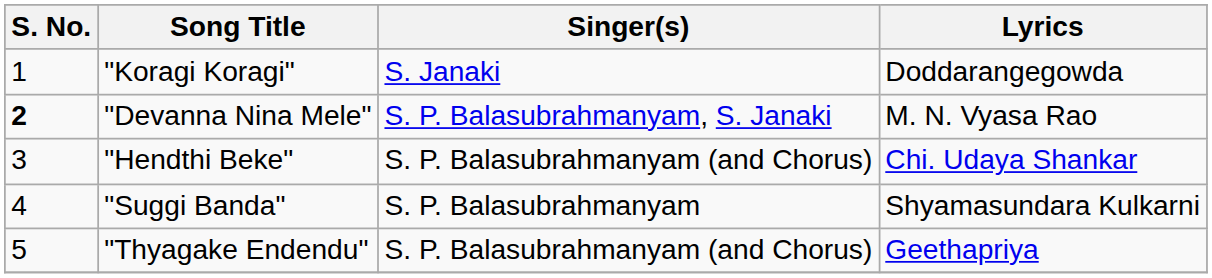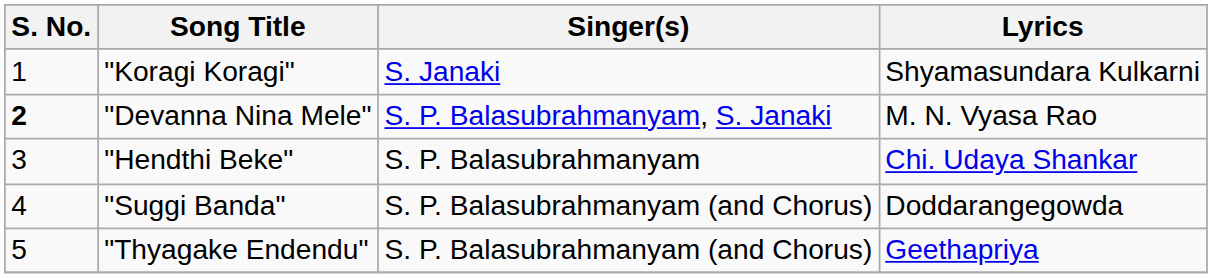(1004, 71) Doddarangegowda -> (1043, 71) Shyamasundara Kulkarni
(628, 160) S. P. Balasubrahmanyam (and Chorus) -> (542, 160) S. P. Balasubrahmanyam
(542, 205) S. P. Balasubrahmanyam -> (628, 205) S. P. Balasubrahmanyam (and Chorus)
(1043, 205) Shyamasundara Kulkarni -> (1004, 205) Doddarangegowda
